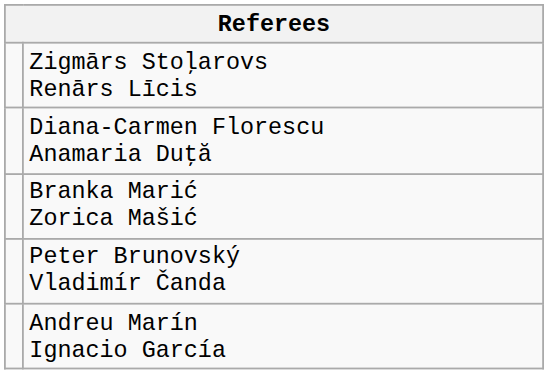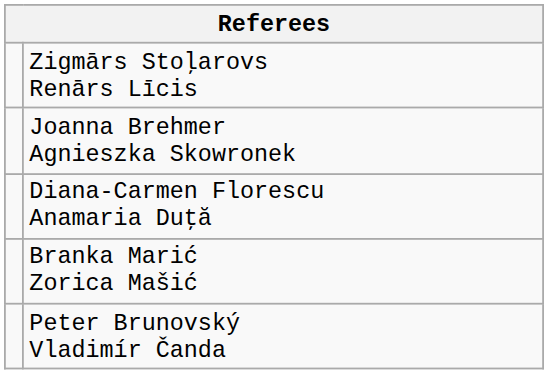+ row: (163, 141)
- row: (128, 336)
